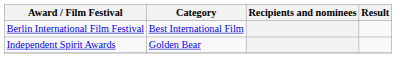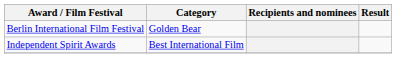(196, 28) Best International Film -> (175, 28) Golden Bear
(175, 45) Golden Bear -> (196, 45) Best International Film
